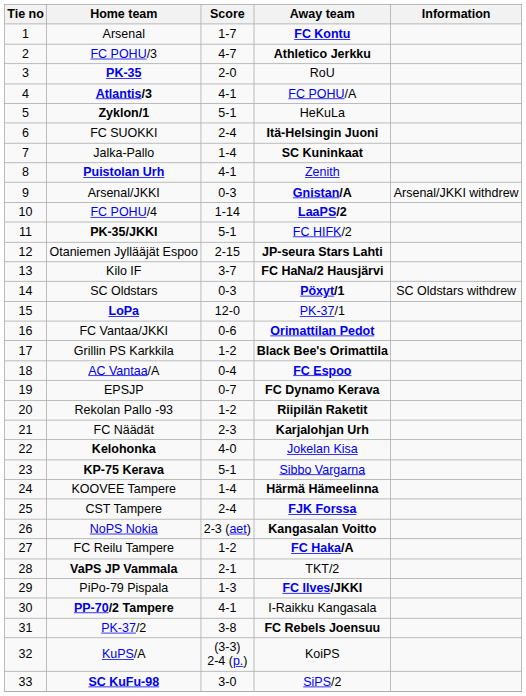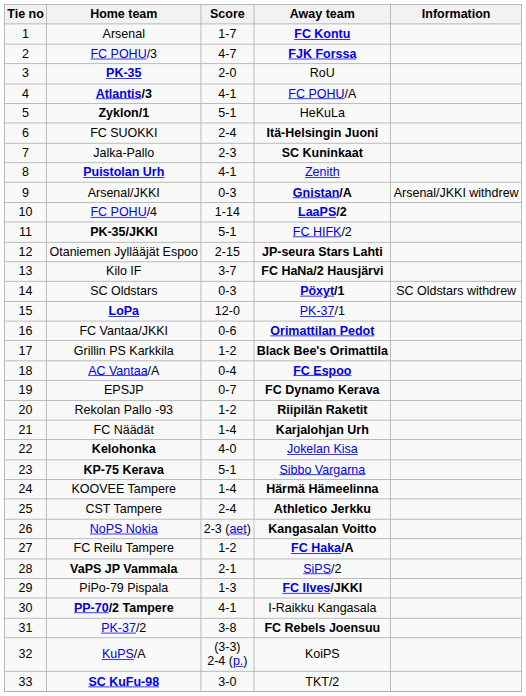(322, 53) Athletico Jerkku -> (322, 53) FJK Forssa
(227, 152) 1-4 -> (227, 152) 2-3
(227, 430) 2-3 -> (227, 430) 1-4
(322, 509) FJK Forssa -> (322, 509) Athletico Jerkku
(322, 568) TKT/2 -> (322, 568) SiPS/2
(322, 681) SiPS/2 -> (322, 681) TKT/2
